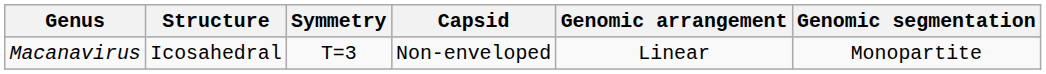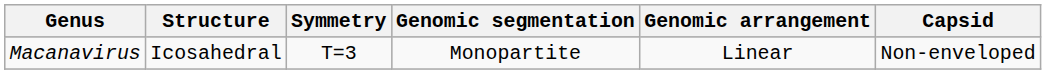columns swapped: (474, 21) <-> (916, 21)
